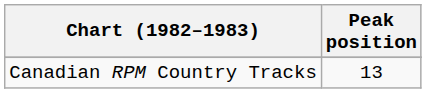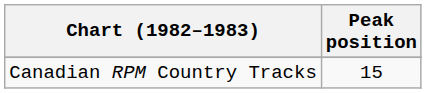(371, 73) 13 -> (371, 73) 15
